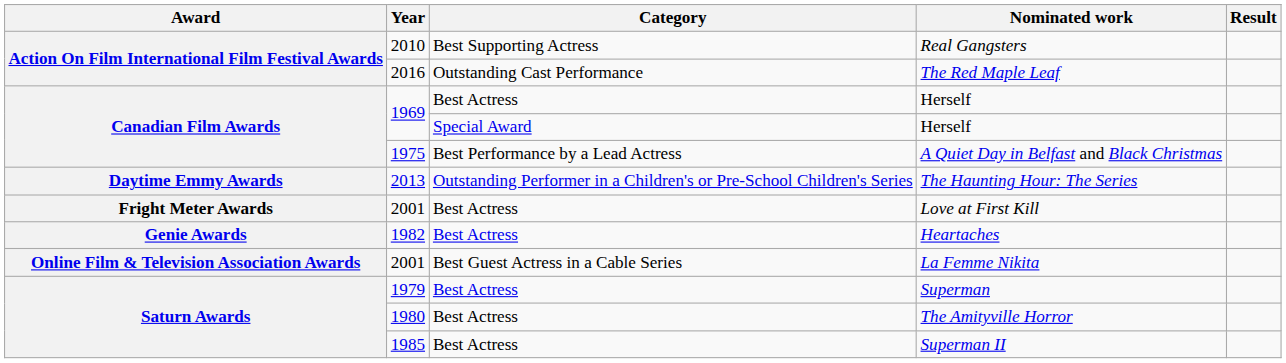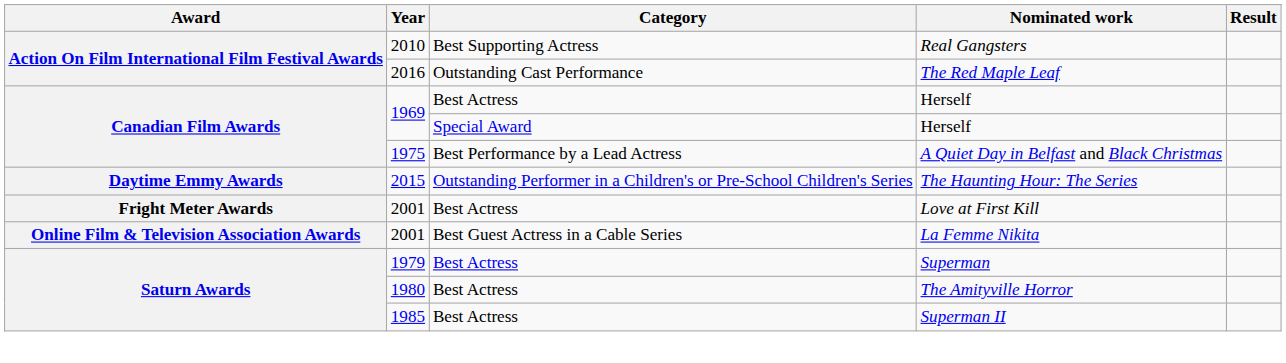(408, 180) 2013 -> (408, 180) 2015
- row: (475, 235)
